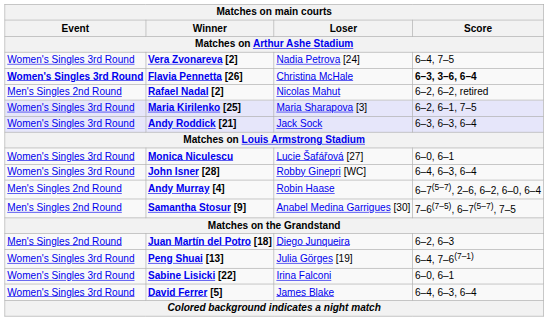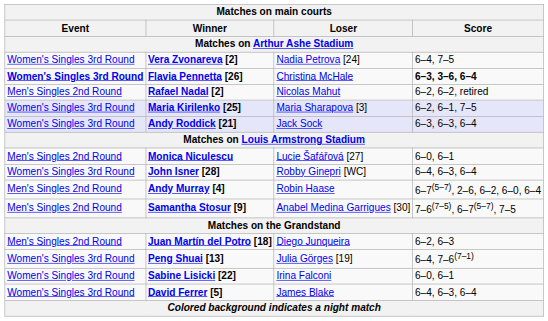(71, 156) Women's Singles 3rd Round -> (65, 156) Men's Singles 2nd Round
